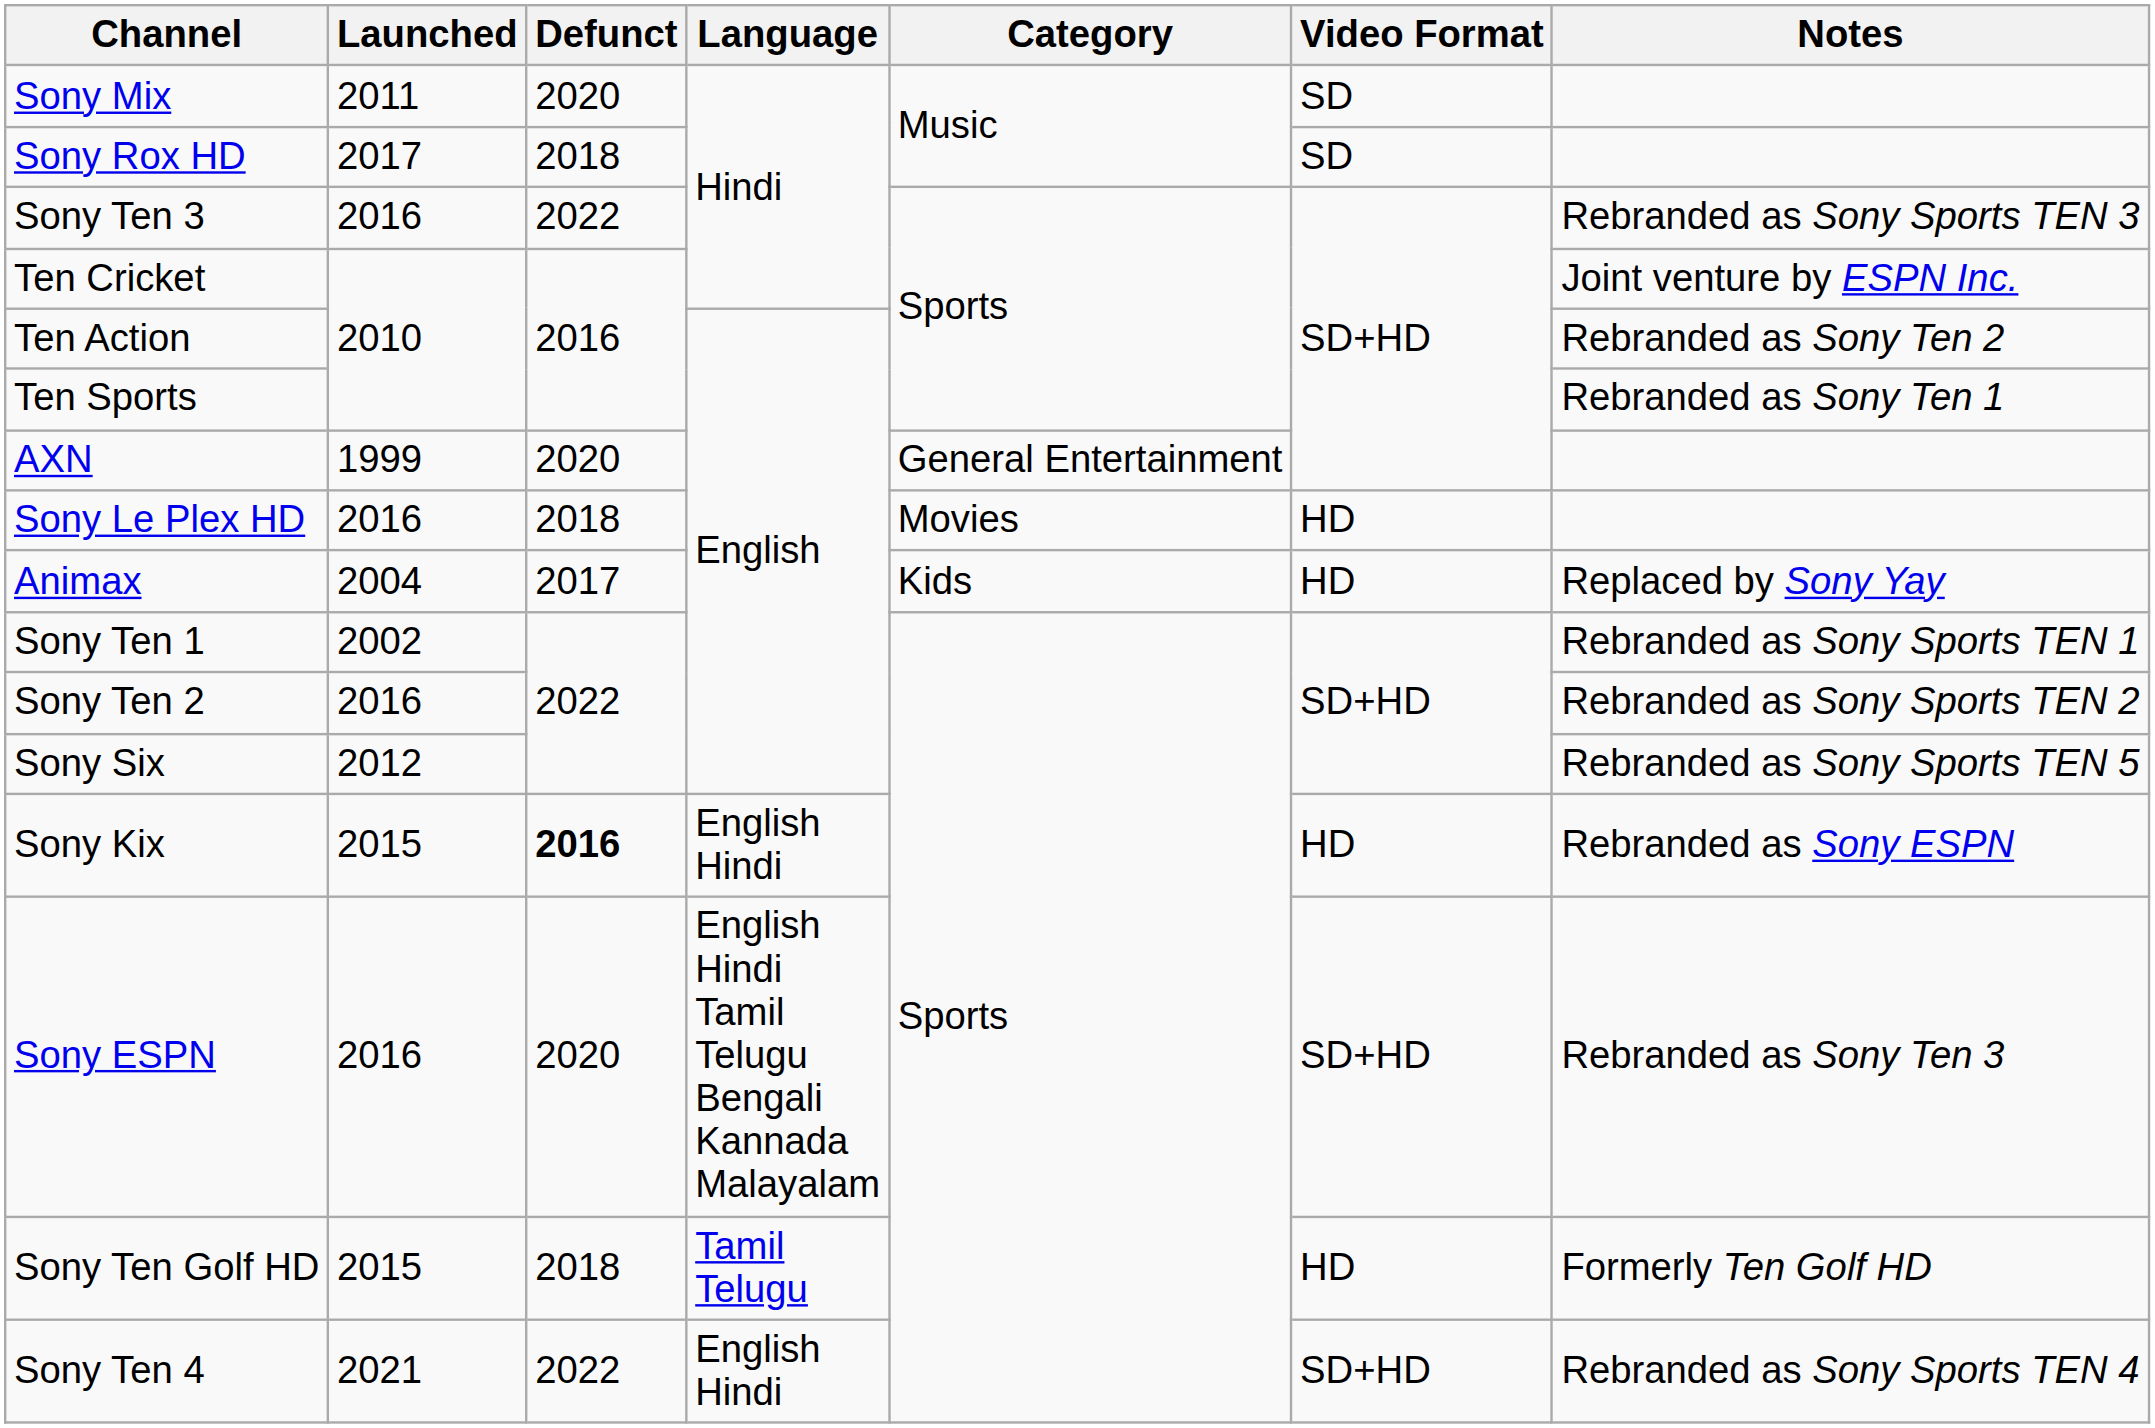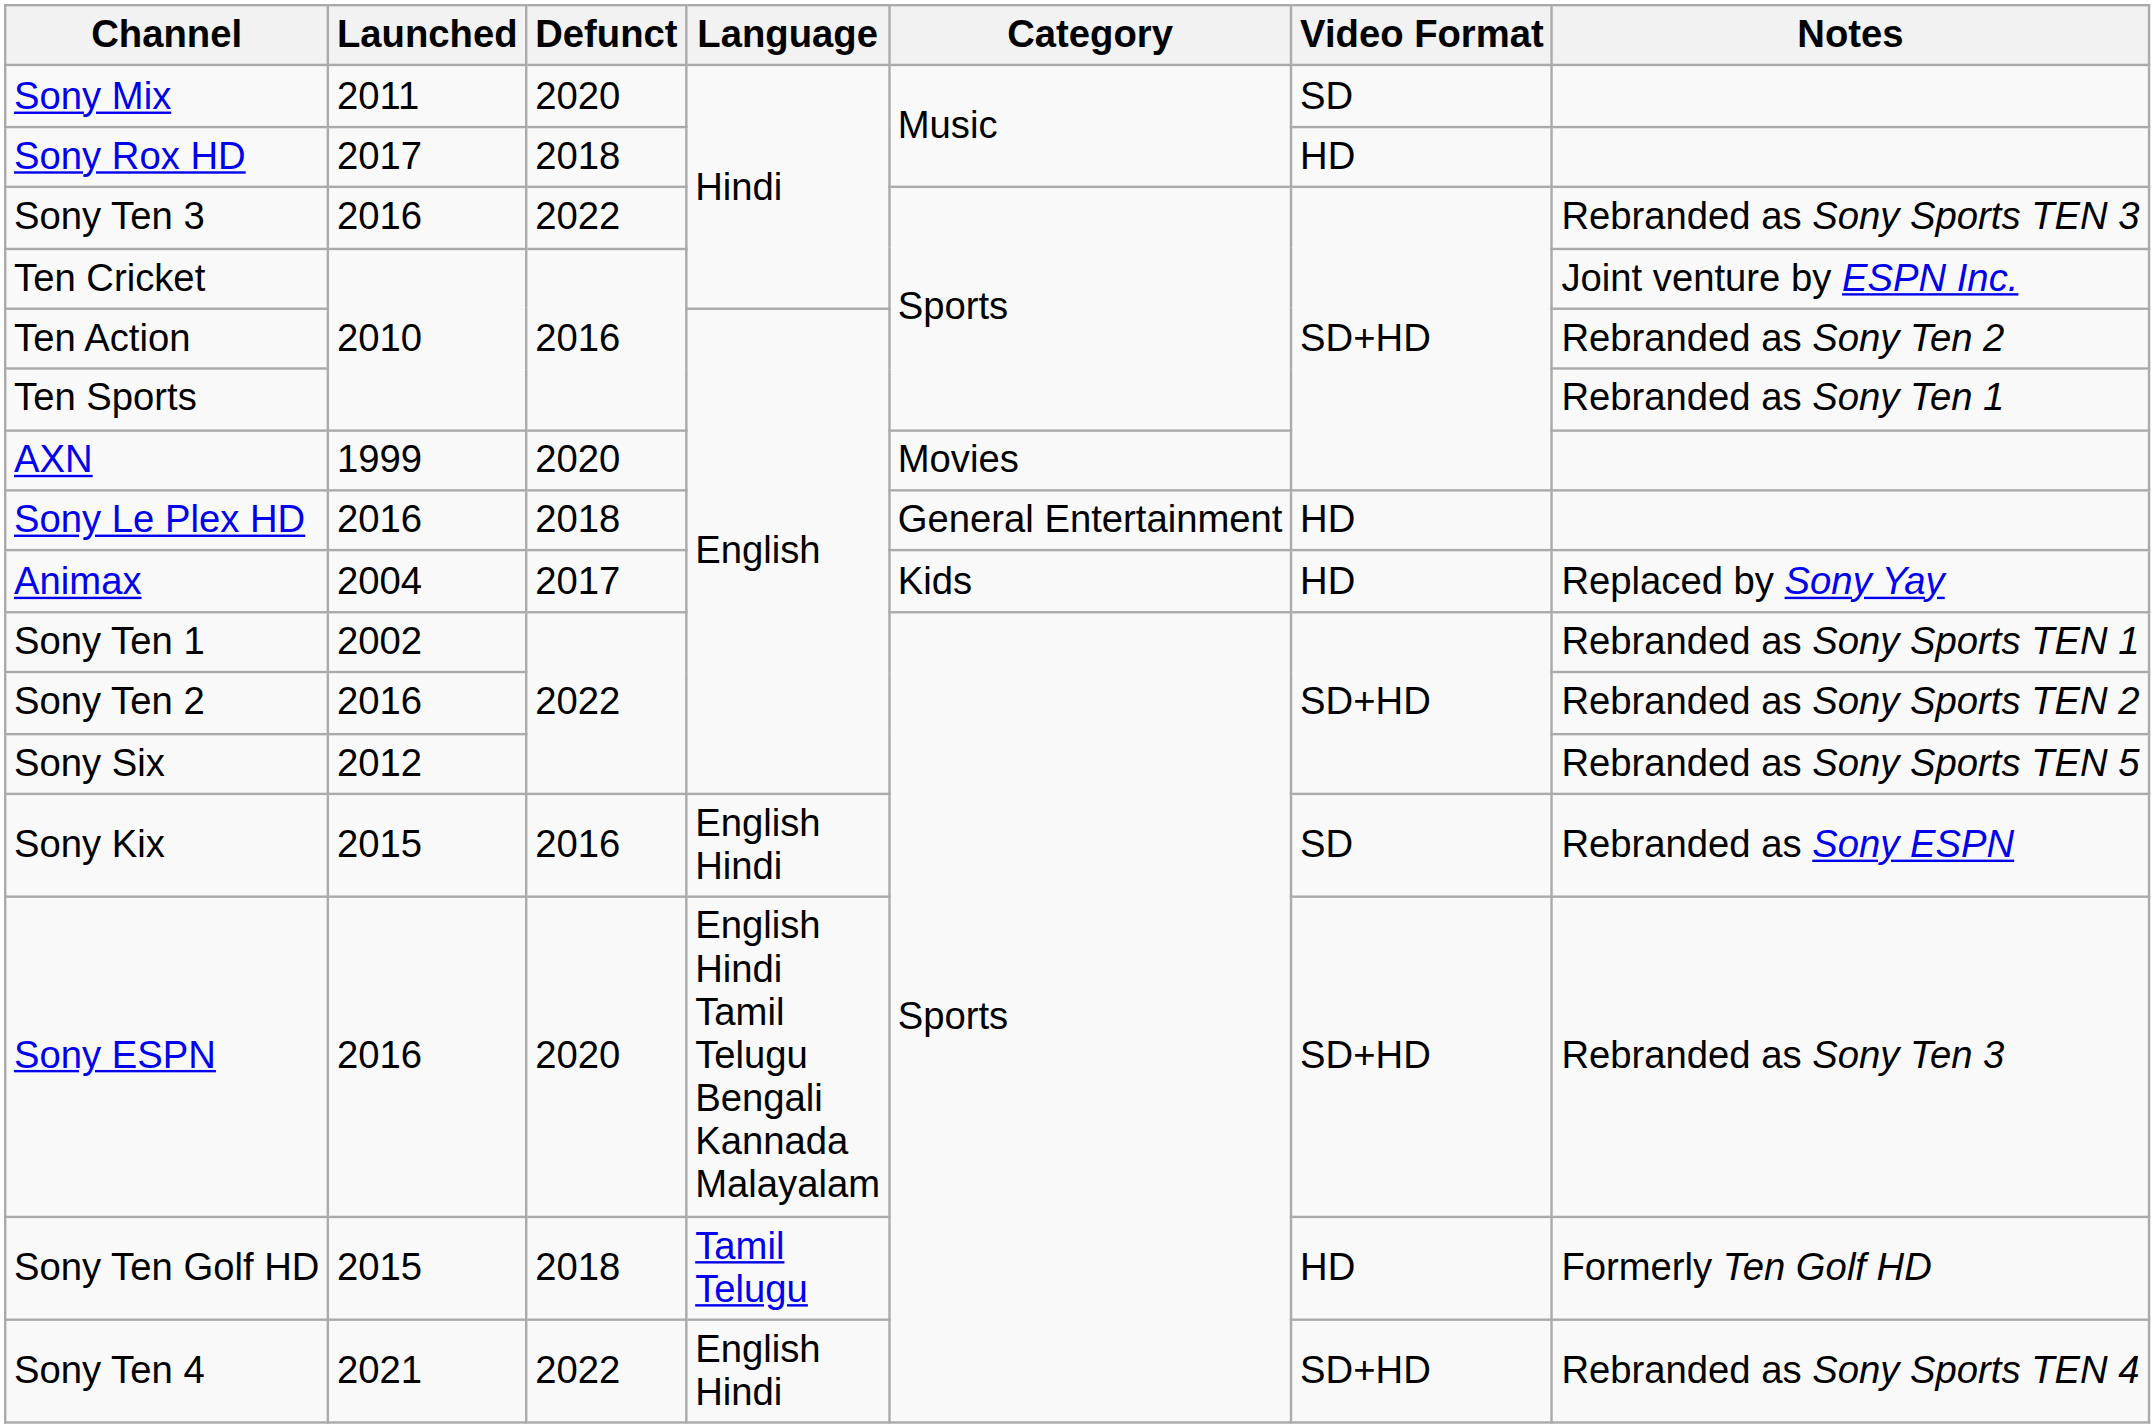(1327, 156) SD -> (1328, 156) HD
(1090, 459) General Entertainment -> (958, 459) Movies
(958, 519) Movies -> (1090, 519) General Entertainment
(578, 844) bold -> (578, 844) normal
(1328, 844) HD -> (1327, 844) SD
